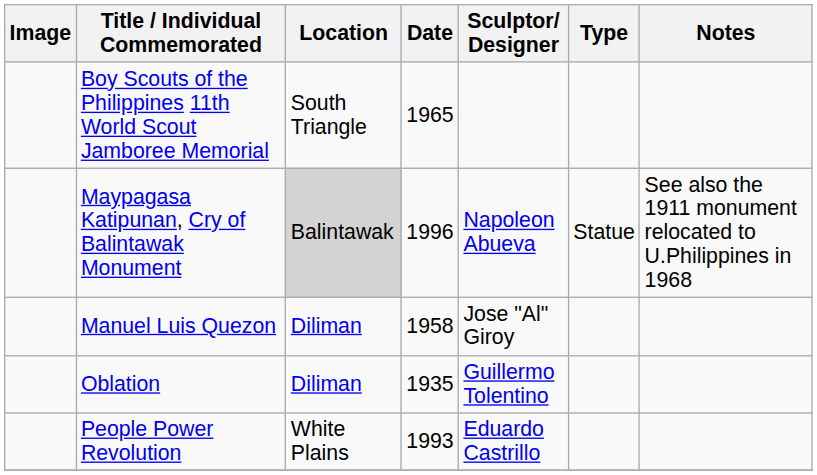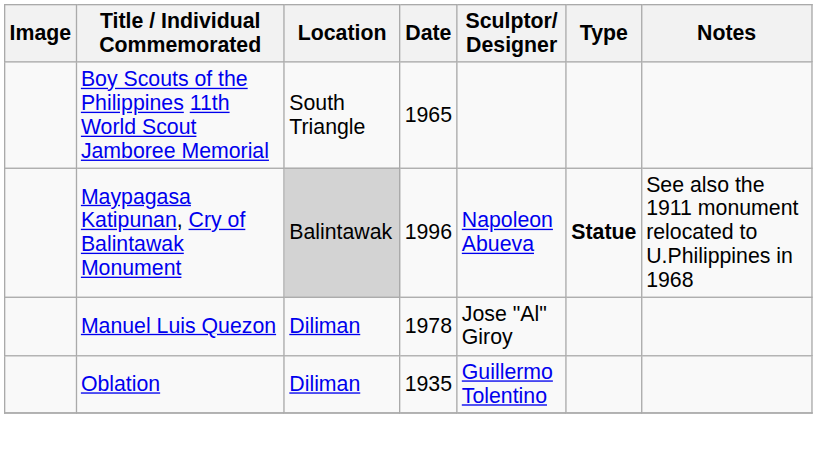(604, 232) normal -> (604, 232) bold
(430, 326) 1958 -> (428, 326) 1978
- row: (147, 441)
